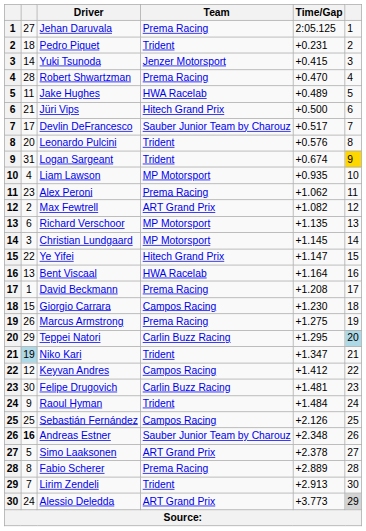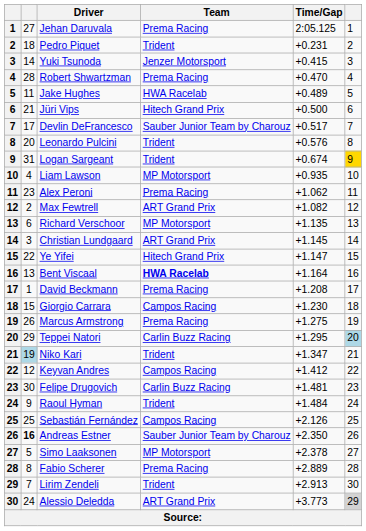(176, 240) MP Motorsport -> (179, 240) ART Grand Prix
(175, 273) normal -> (176, 273) bold
(312, 436) +2.348 -> (312, 436) +2.350
(179, 452) ART Grand Prix -> (176, 452) MP Motorsport
